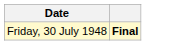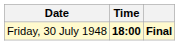+ column: (126, 13)
